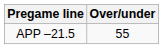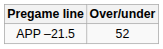(122, 33) 55 -> (122, 33) 52
